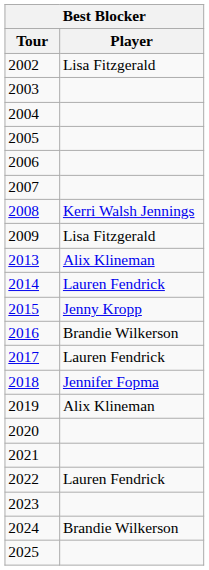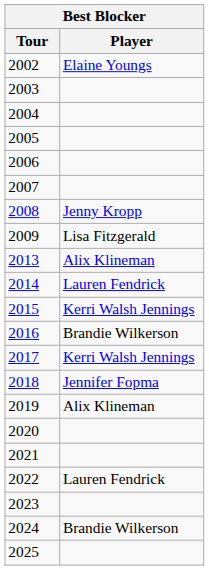(109, 65) Lisa Fitzgerald -> (107, 65) Elaine Youngs
(129, 211) Kerri Walsh Jennings -> (102, 211) Jenny Kropp
(102, 308) Jenny Kropp -> (129, 308) Kerri Walsh Jennings
(114, 357) Lauren Fendrick -> (129, 357) Kerri Walsh Jennings
